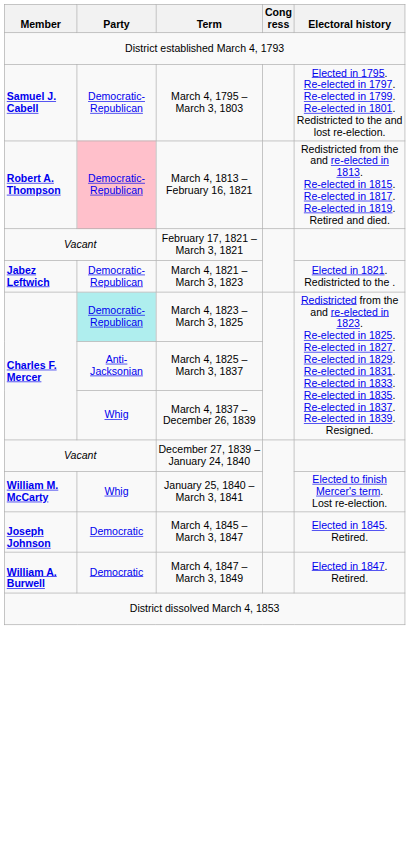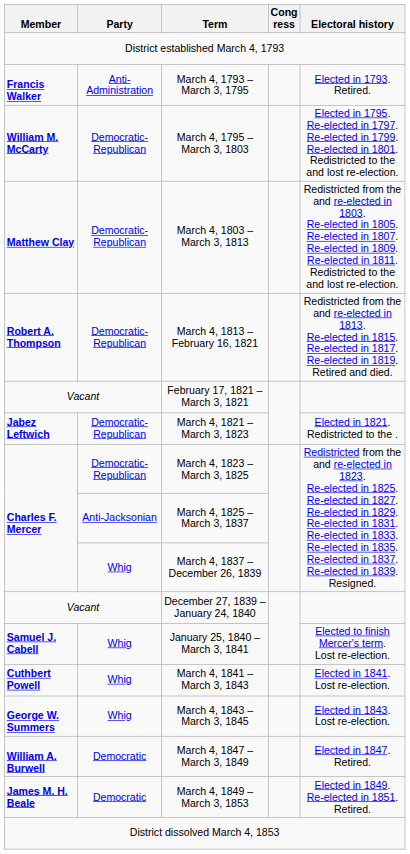+ row: (215, 85)
(31, 102) Samuel J. Cabell -> (33, 143) William M. McCarty
+ row: (215, 237)
(117, 184) pink background -> (120, 337) no background
(117, 316) paleturquoise background -> (120, 469) no background
(33, 491) William M. McCarty -> (31, 643) Samuel J. Cabell
+ row: (215, 680)
+ row: (215, 716)
- row: (209, 532)
+ row: (215, 797)
